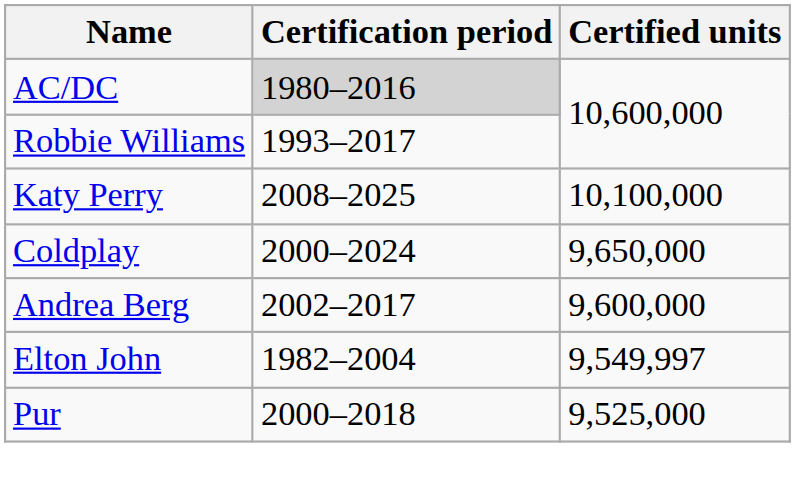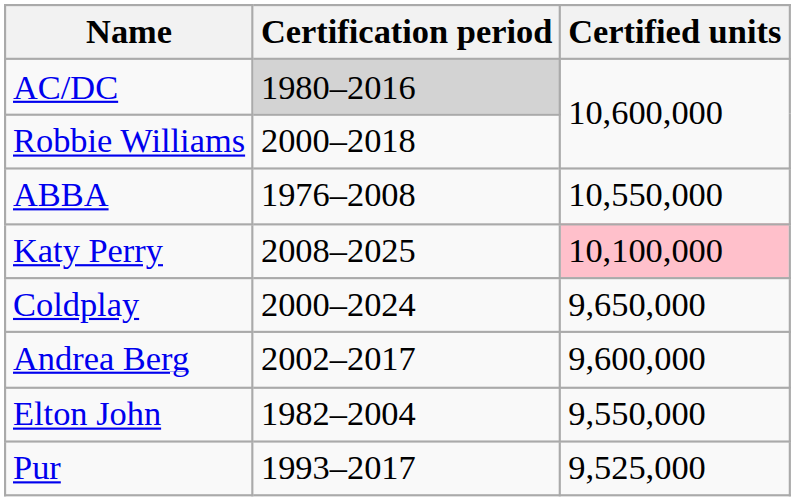(338, 140) 1993–2017 -> (338, 140) 2000–2018
+ row: (61, 195)
(646, 195) no background -> (646, 250) pink background
(637, 359) 9,549,997 -> (637, 413) 9,550,000
(338, 413) 2000–2018 -> (338, 468) 1993–2017
